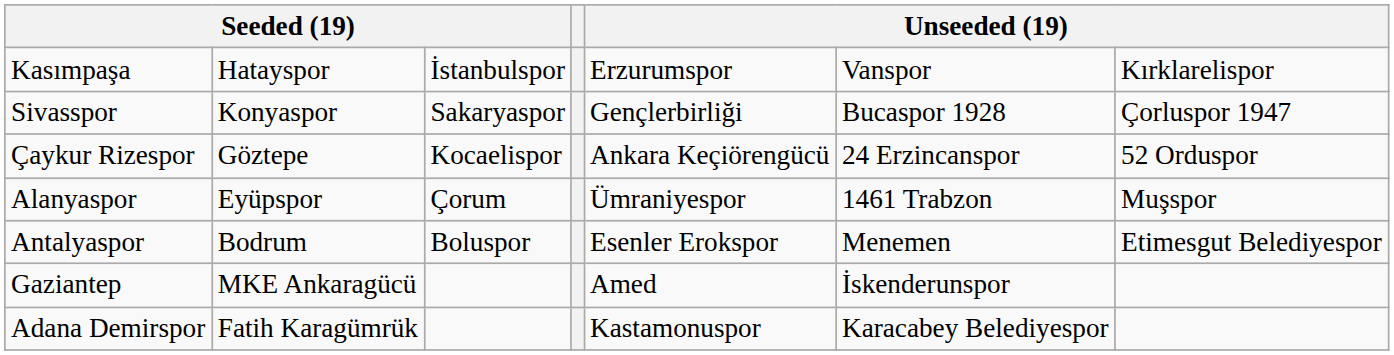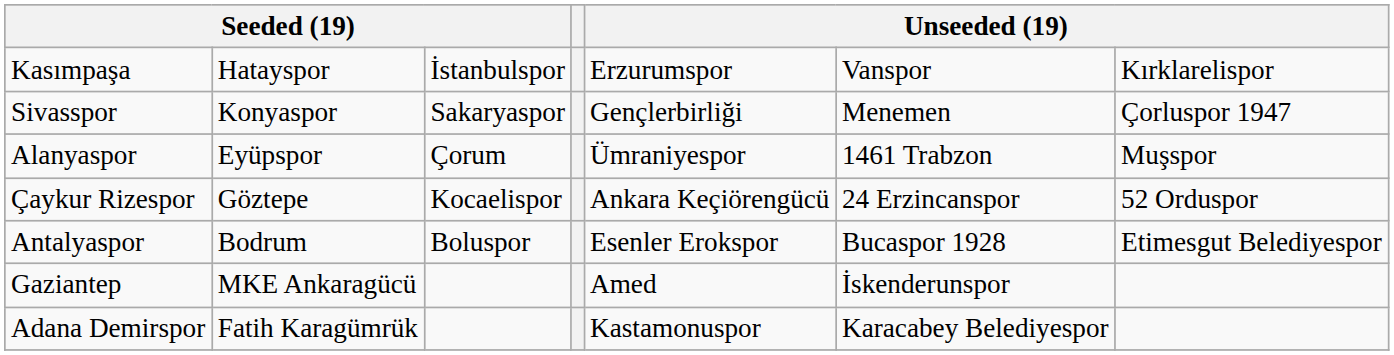(924, 112) Bucaspor 1928 -> (896, 112) Menemen
rows swapped: (74, 198) <-> (103, 155)
(896, 241) Menemen -> (924, 241) Bucaspor 1928
